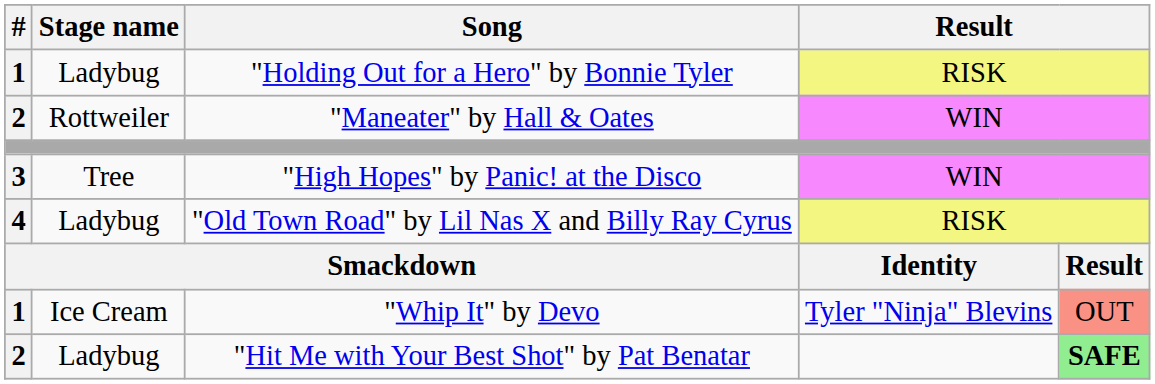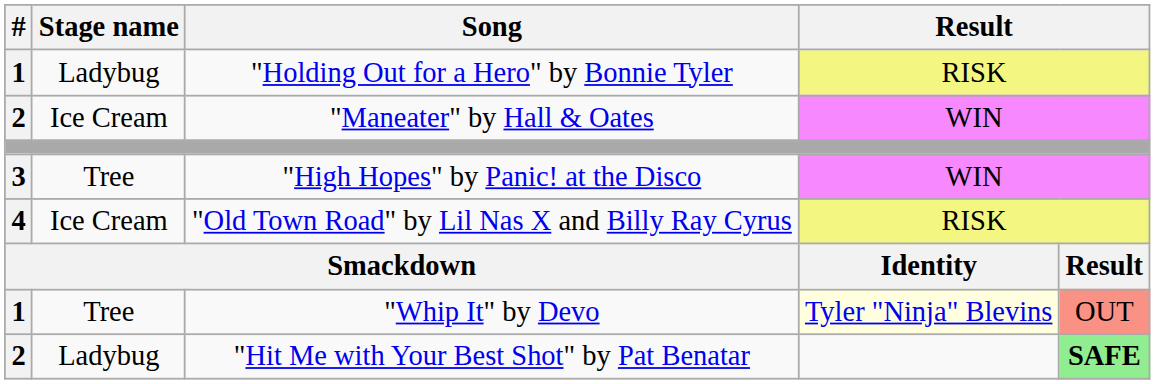(109, 117) Rottweiler -> (109, 117) Ice Cream
(109, 220) Ladybug -> (109, 220) Ice Cream
(109, 311) Ice Cream -> (109, 311) Tree
(929, 311) no background -> (929, 311) lightyellow background
